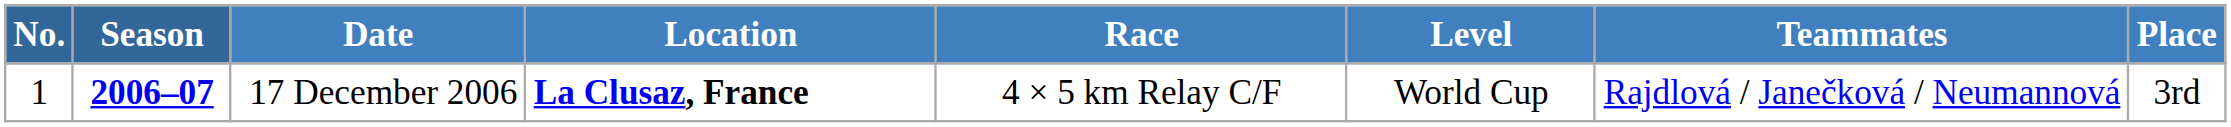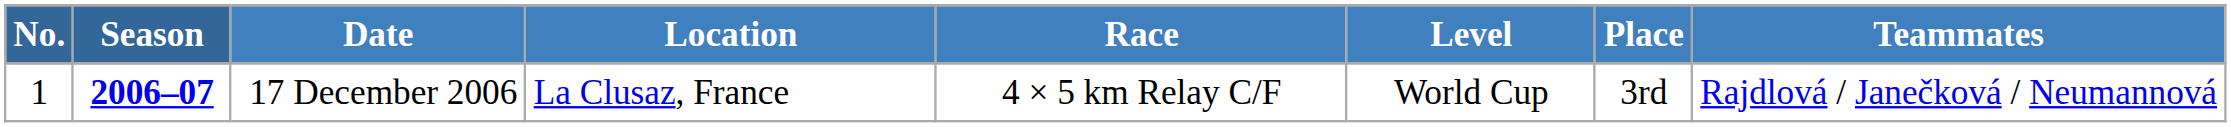columns swapped: (2177, 33) <-> (1862, 33)
(671, 91) bold -> (661, 91) normal
